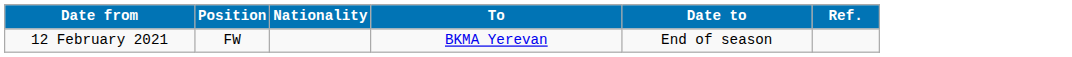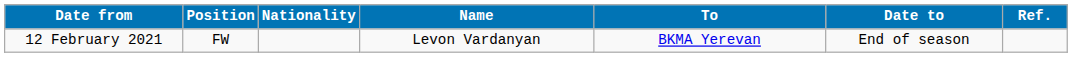+ column: (476, 16)
